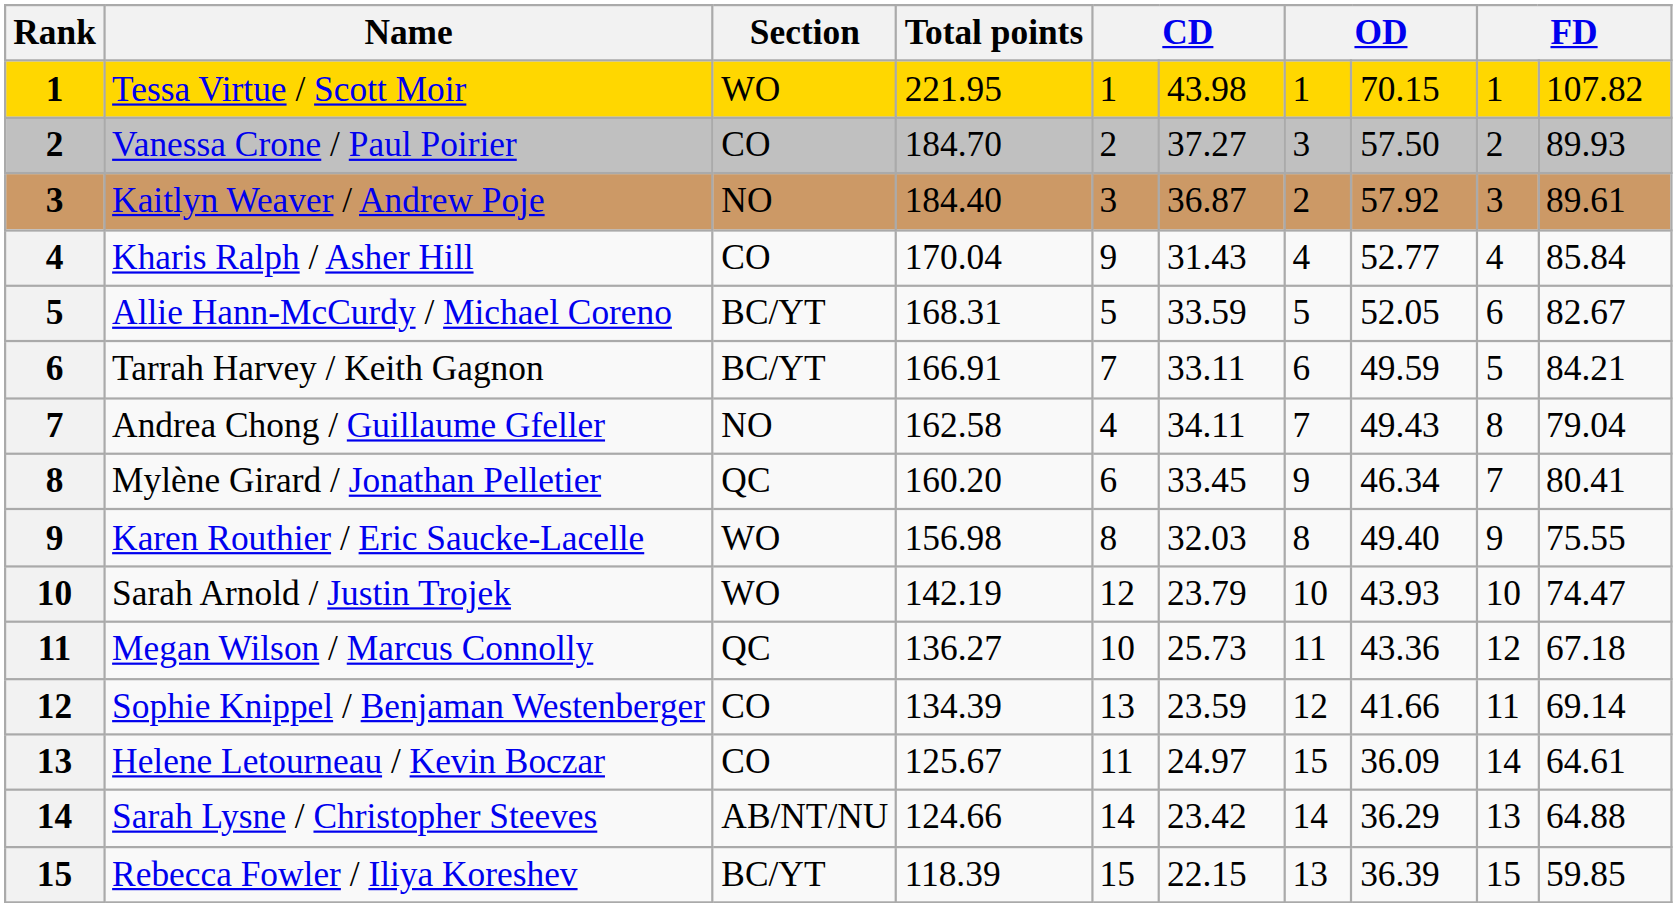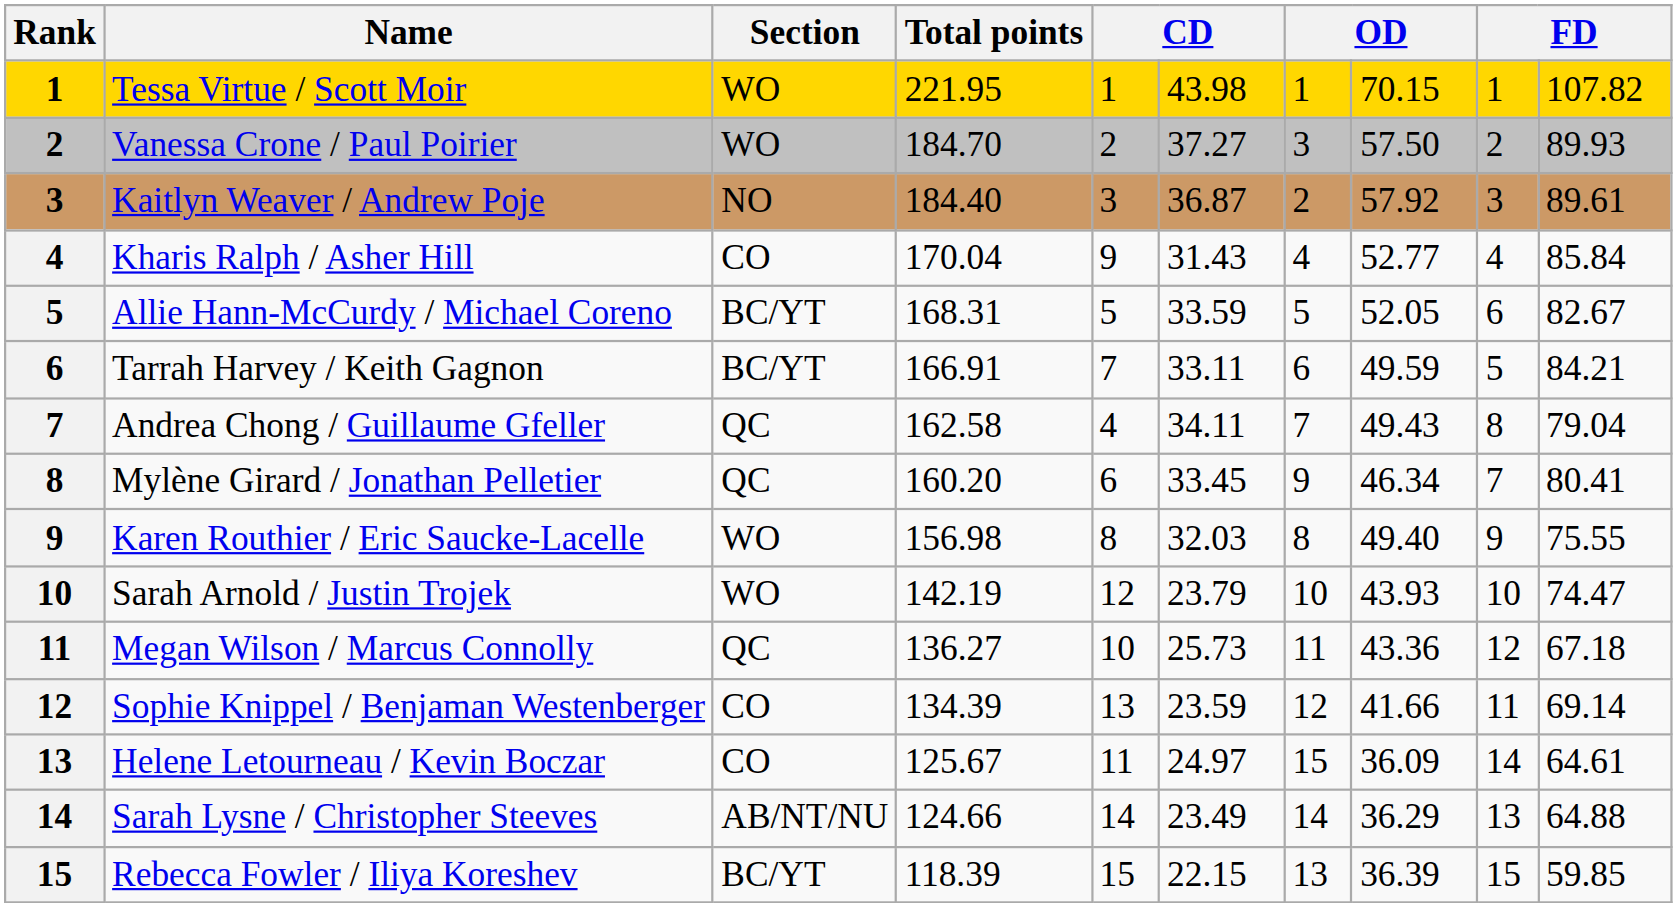(746, 144) CO -> (751, 144) WO
(747, 425) NO -> (746, 425) QC
(1207, 817) 23.42 -> (1207, 817) 23.49
